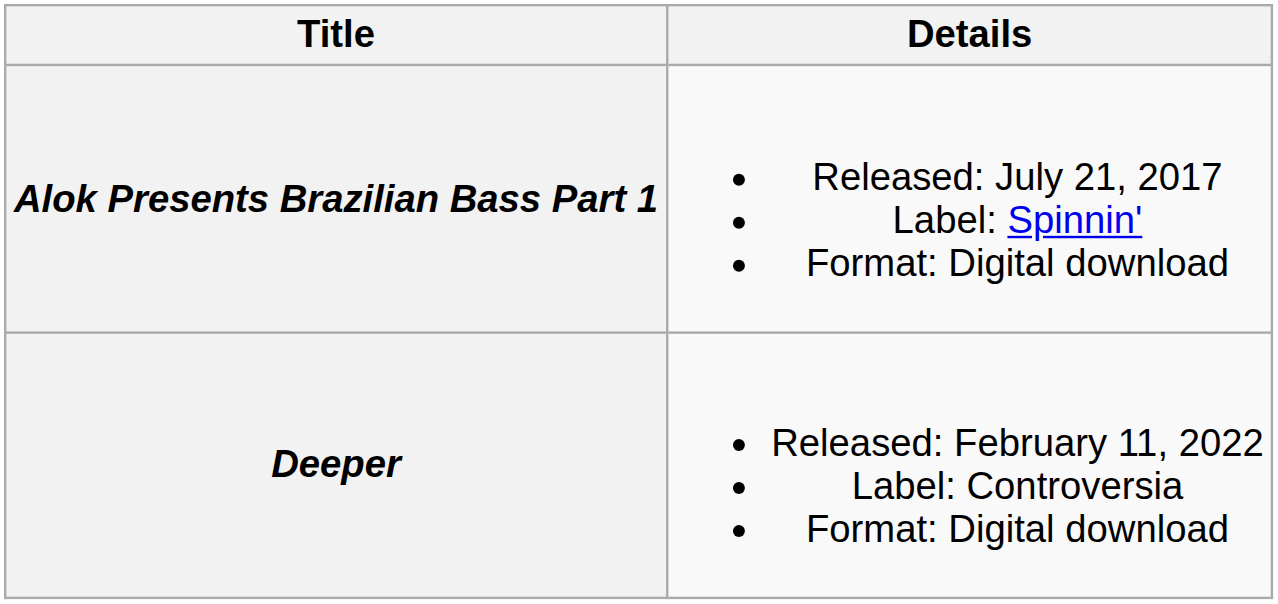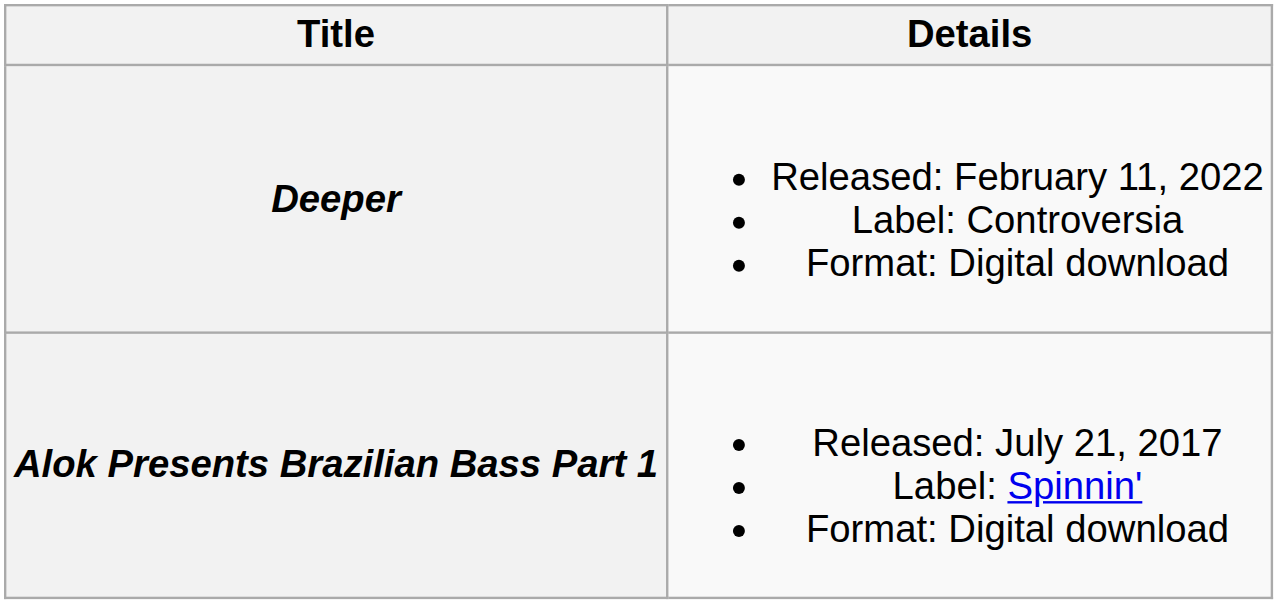rows swapped: (336, 198) <-> (336, 464)
